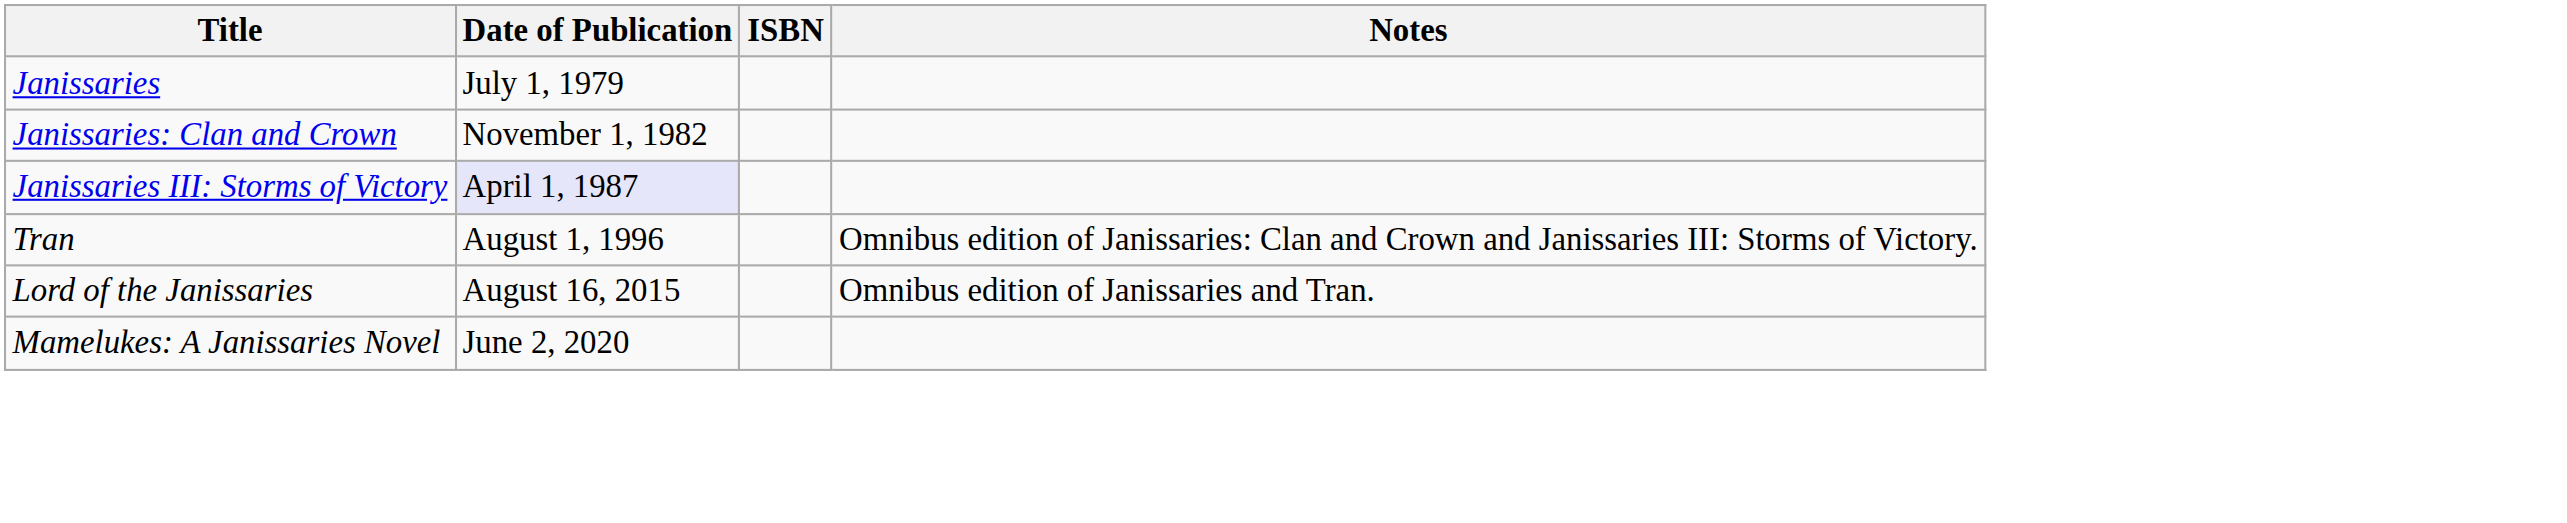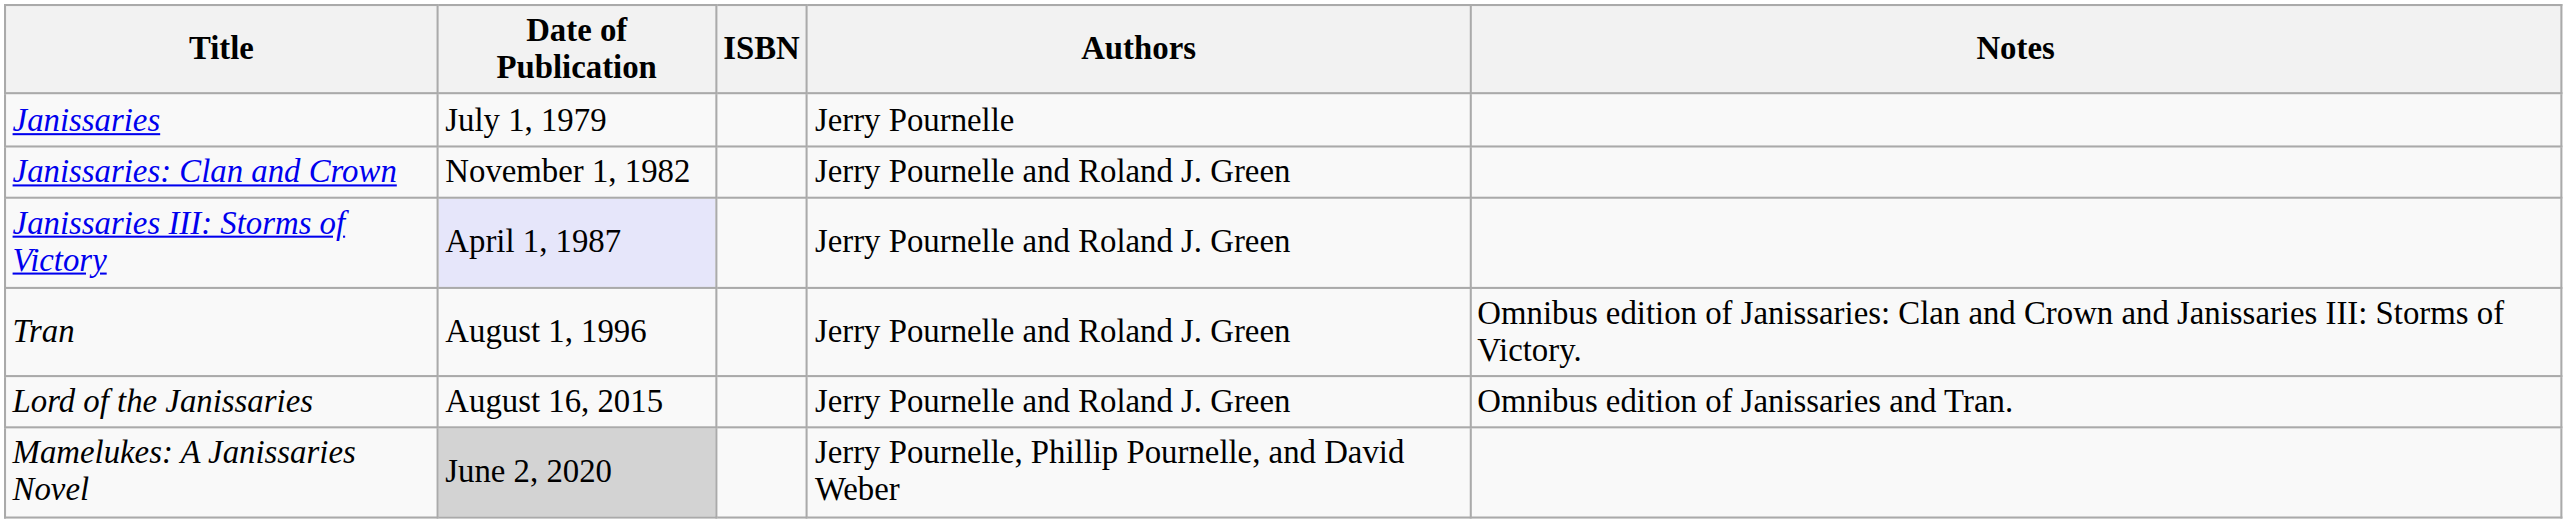+ column: (1139, 48)
(546, 342) no background -> (529, 471) lightgrey background
